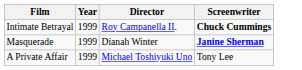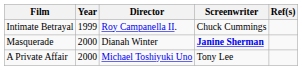+ column: (283, 12)
(234, 27) bold -> (232, 27) normal
(87, 42) 1999 -> (87, 42) 2000
(87, 57) 1999 -> (87, 57) 2000
